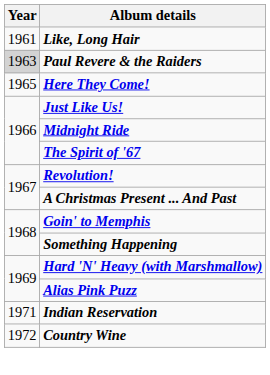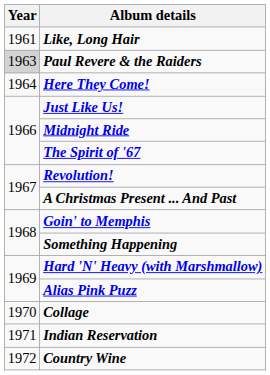(22, 84) 1965 -> (22, 84) 1964
+ row: (66, 312)
